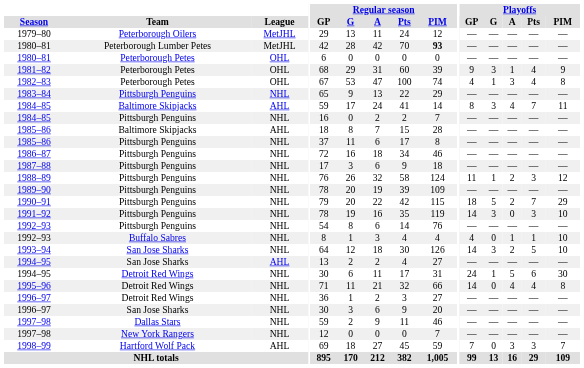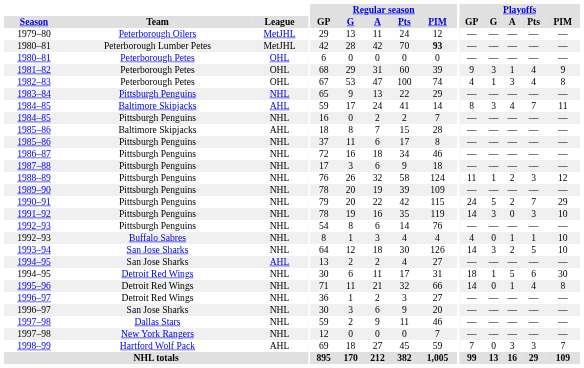(472, 202) 18 -> (472, 202) 24
(472, 274) 24 -> (472, 274) 18
(512, 286) 4 -> (512, 286) 1
